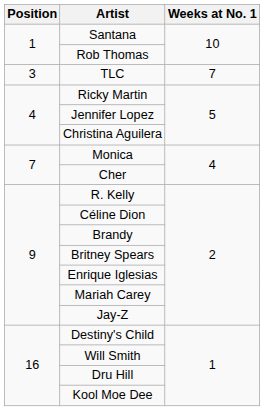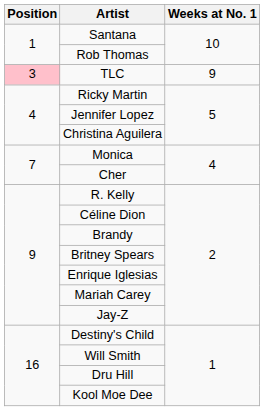(32, 74) no background -> (32, 74) pink background
(212, 74) 7 -> (212, 74) 9
